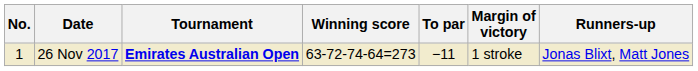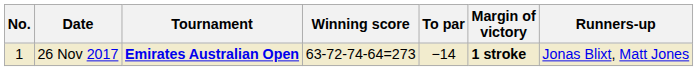(444, 55) −11 -> (444, 55) −14
(497, 55) normal -> (499, 55) bold
